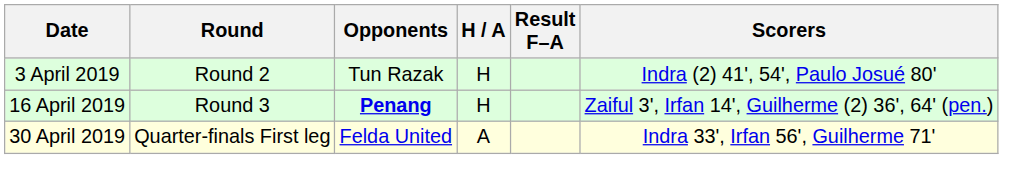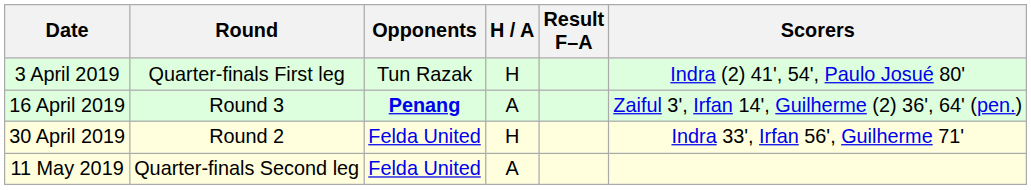(232, 74) Round 2 -> (247, 74) Quarter-finals First leg
(483, 105) H -> (512, 105) A
(232, 136) Quarter-finals First leg -> (247, 136) Round 2
(483, 136) A -> (512, 136) H
+ row: (67, 168)
